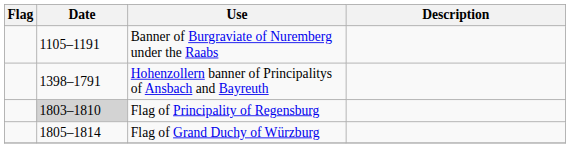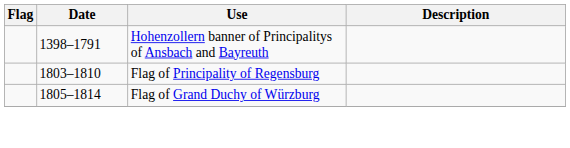- row: (231, 44)
(70, 110) lightgrey background -> (70, 73) no background
